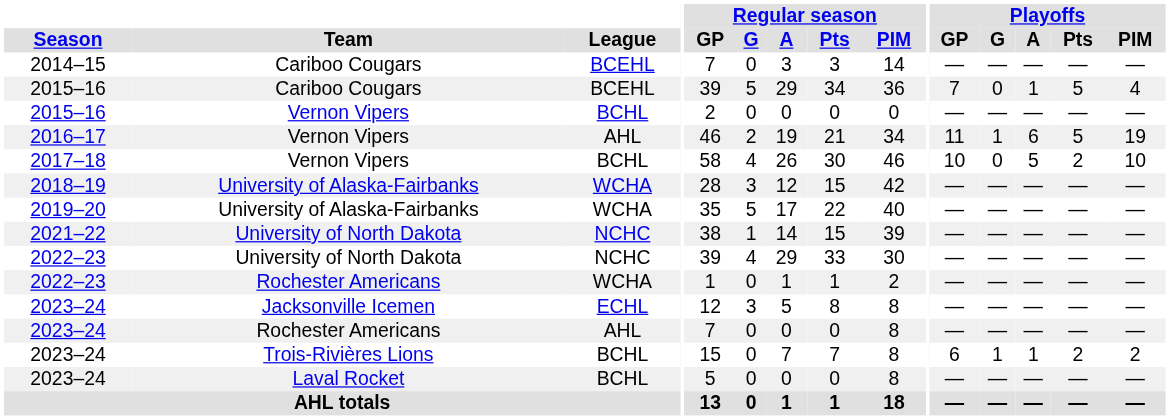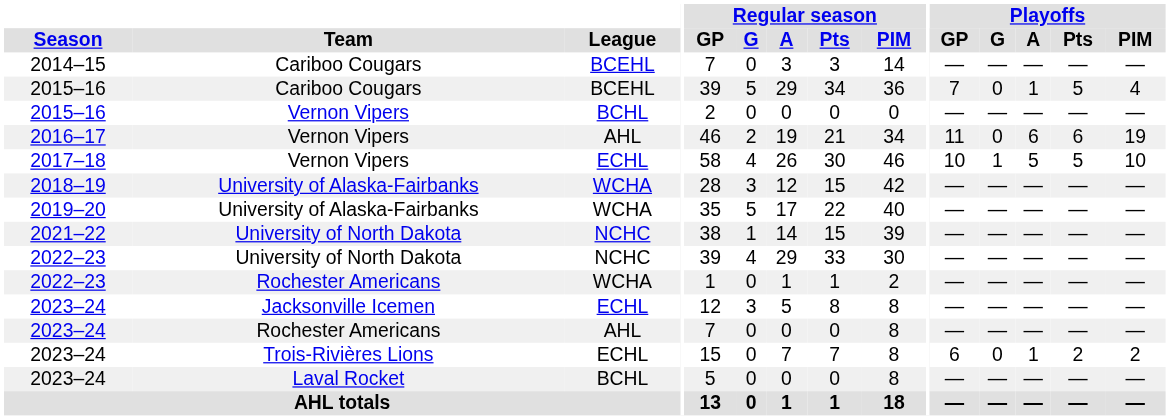(997, 136) 1 -> (997, 136) 0
(1078, 136) 5 -> (1078, 136) 6
(622, 161) BCHL -> (622, 161) ECHL
(997, 161) 0 -> (997, 161) 1
(1078, 161) 2 -> (1078, 161) 5
(622, 354) BCHL -> (622, 354) ECHL
(997, 354) 1 -> (997, 354) 0
